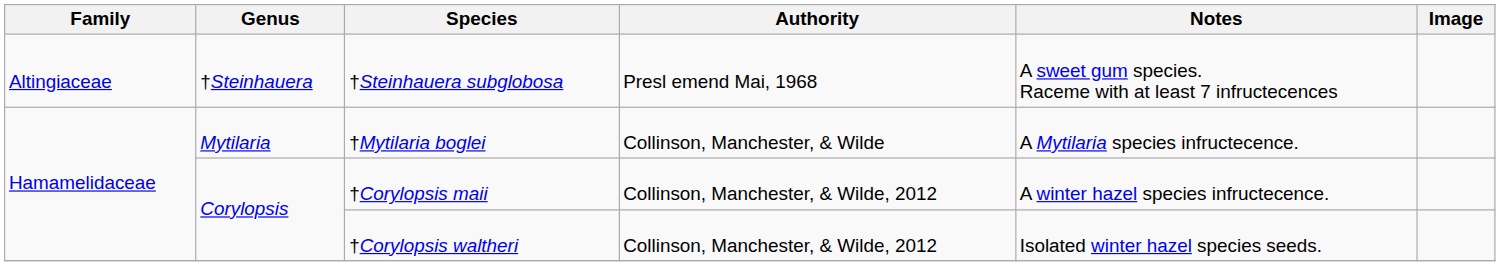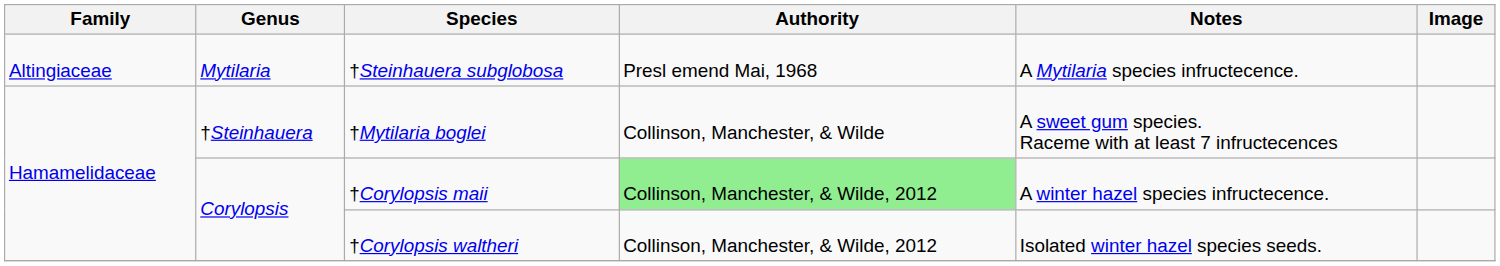(256, 81) †Steinhauera -> (235, 70) Mytilaria
(1179, 81) A sweet gum species. Raceme with at least 7 infructecences -> (1159, 70) A Mytilaria species infructecence.
(235, 143) Mytilaria -> (256, 132) †Steinhauera
(1159, 143) A Mytilaria species infructecence. -> (1179, 132) A sweet gum species. Raceme with at least 7 infructecences
(780, 194) no background -> (780, 194) lightgreen background
